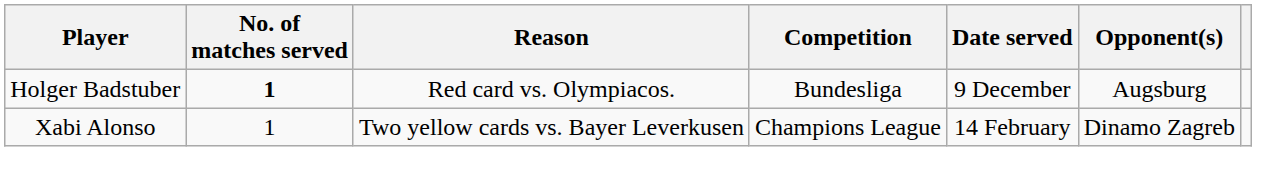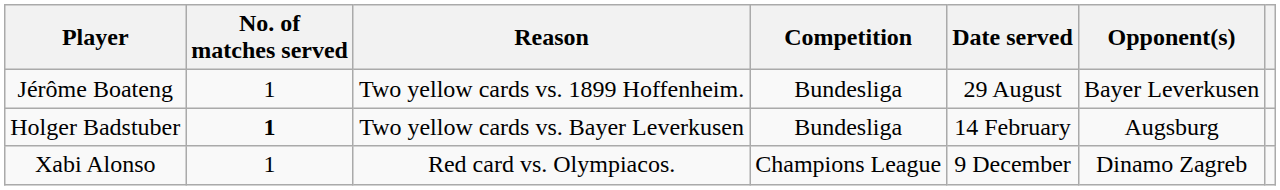+ row: (95, 88)
(551, 88) Red card vs. Olympiacos. -> (552, 126) Two yellow cards vs. Bayer Leverkusen
(1012, 88) 9 December -> (1013, 126) 14 February
(551, 126) Two yellow cards vs. Bayer Leverkusen -> (552, 164) Red card vs. Olympiacos.
(1012, 126) 14 February -> (1013, 164) 9 December
